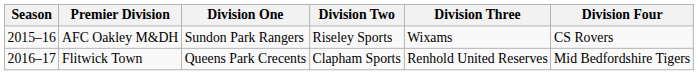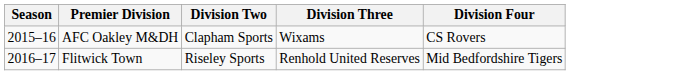- column: (245, 15)
(352, 37) Riseley Sports -> (229, 37) Clapham Sports
(357, 59) Clapham Sports -> (225, 59) Riseley Sports
